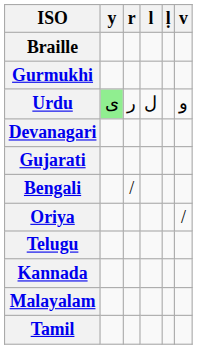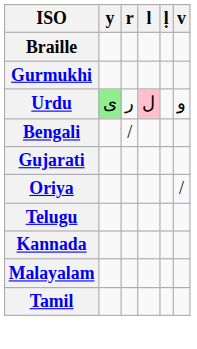(151, 104) no background -> (149, 104) pink background
- row: (53, 132)
rows swapped: (53, 160) <-> (53, 188)
